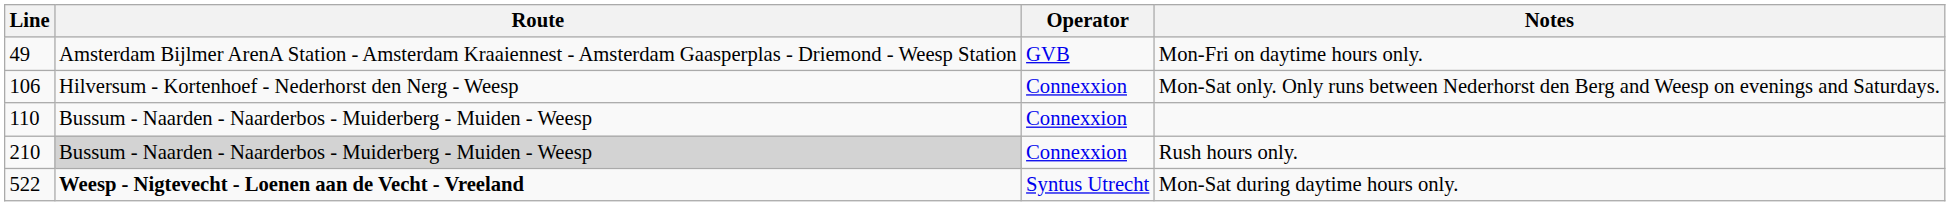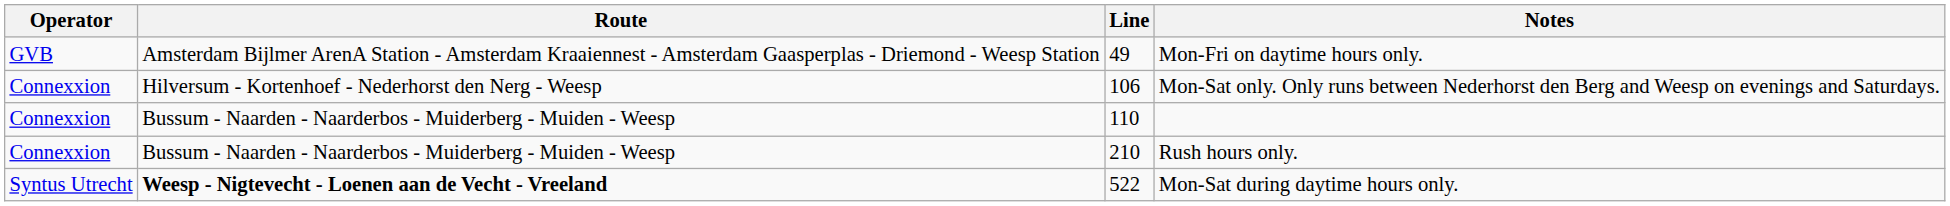columns swapped: (29, 20) <-> (1088, 20)
(326, 151) lightgrey background -> (409, 151) no background
